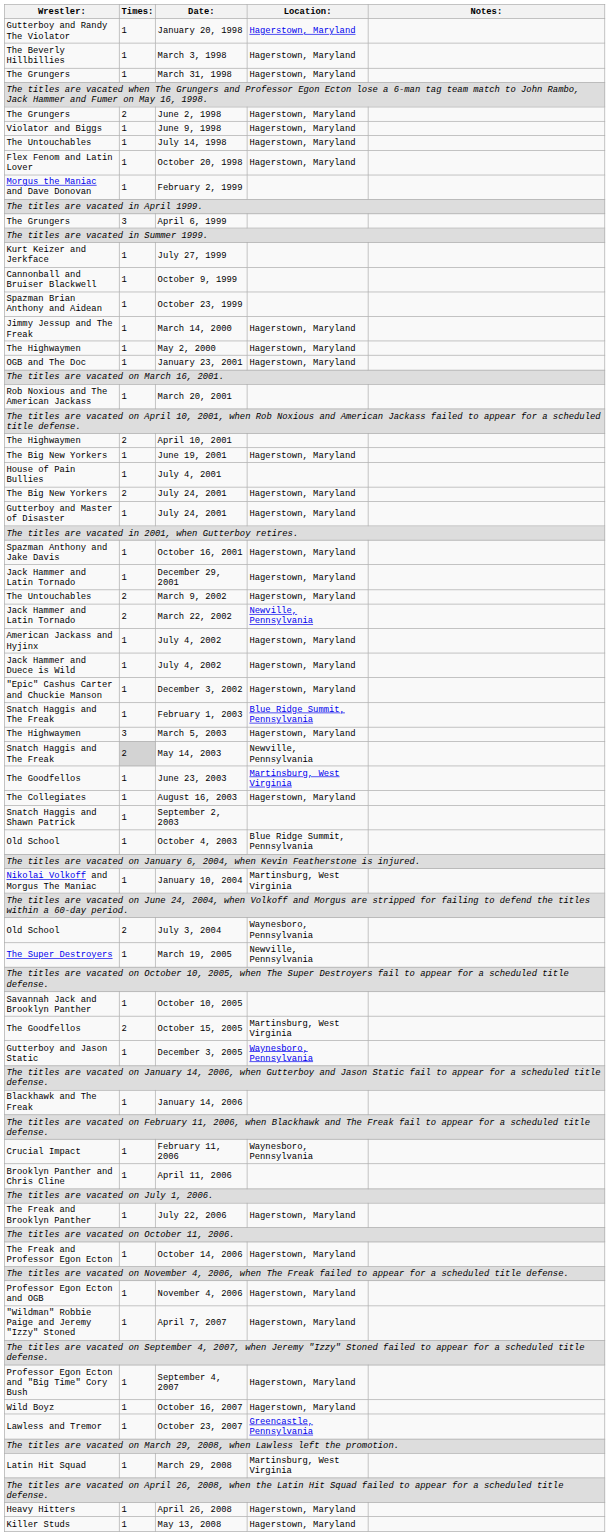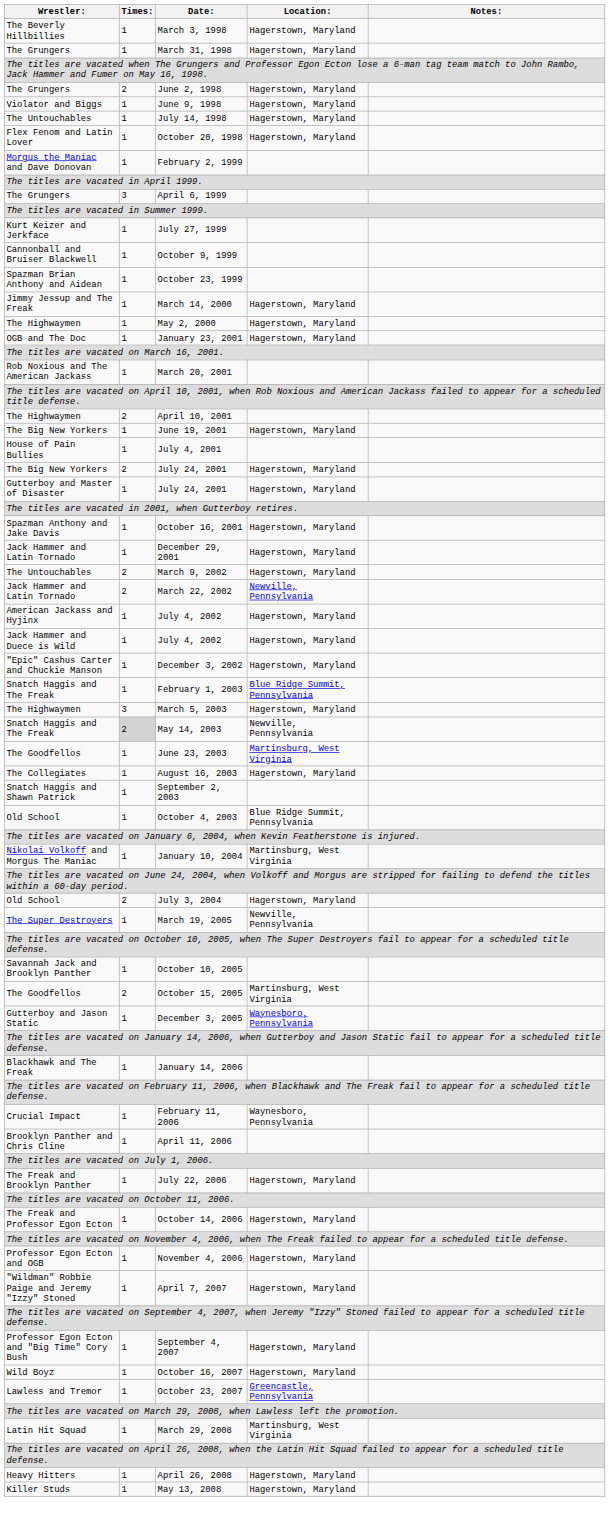- row: (57, 31)
(281, 930) Waynesboro, Pennsylvania -> (302, 900) Hagerstown, Maryland
